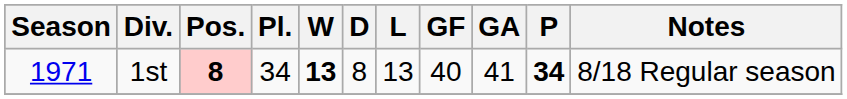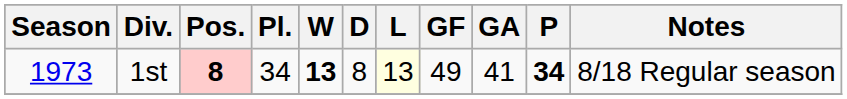(61, 71) 1971 -> (61, 71) 1973
(398, 71) no background -> (398, 71) lightyellow background
(446, 71) 40 -> (446, 71) 49
